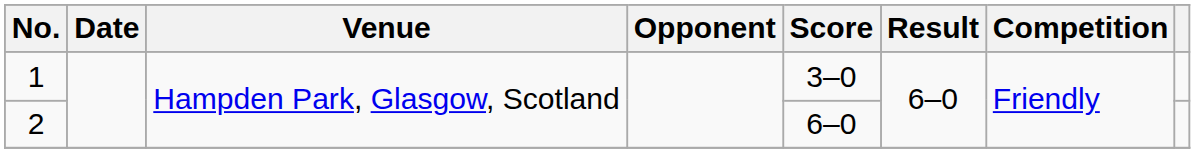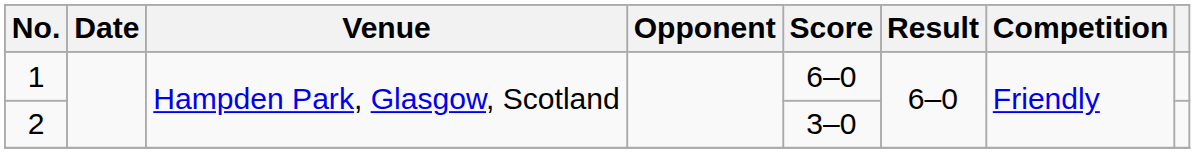(831, 76) 3–0 -> (831, 76) 6–0
(831, 123) 6–0 -> (831, 123) 3–0
